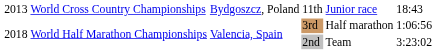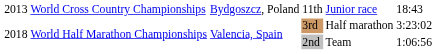(414, 25) 1:06:56 -> (414, 25) 3:23:02
(414, 42) 3:23:02 -> (414, 42) 1:06:56
